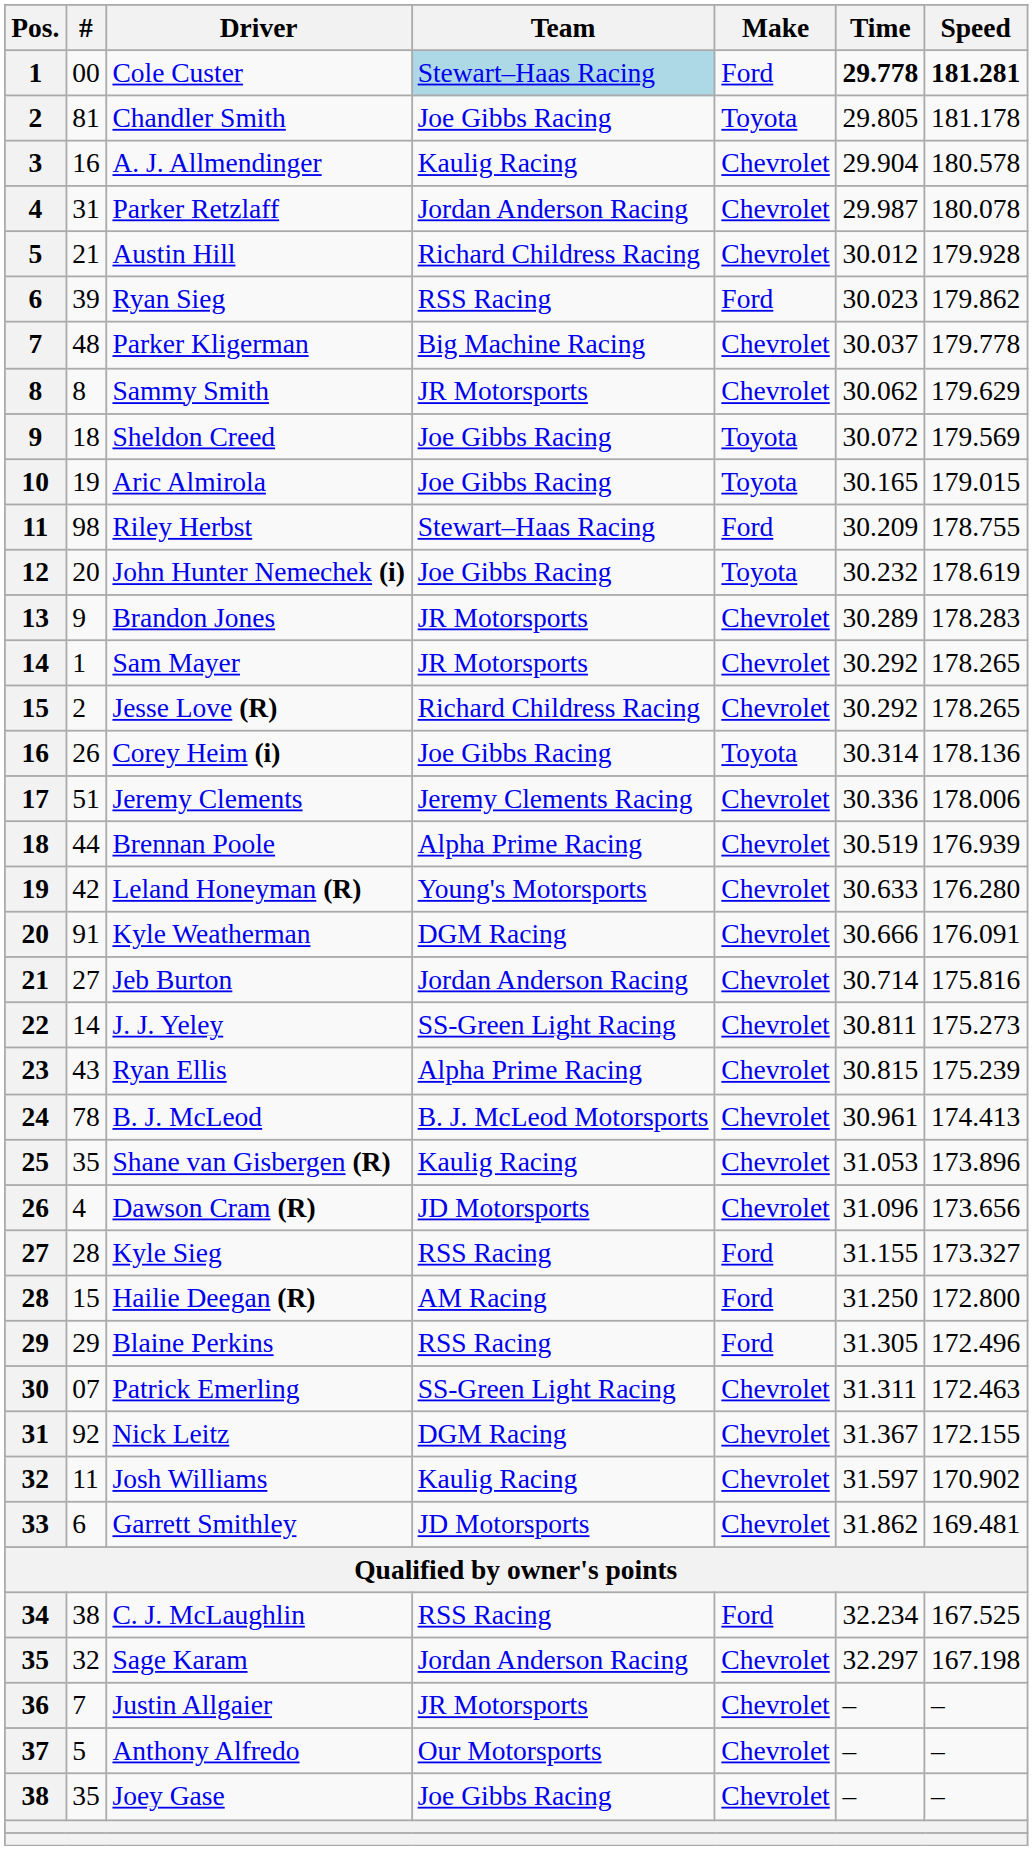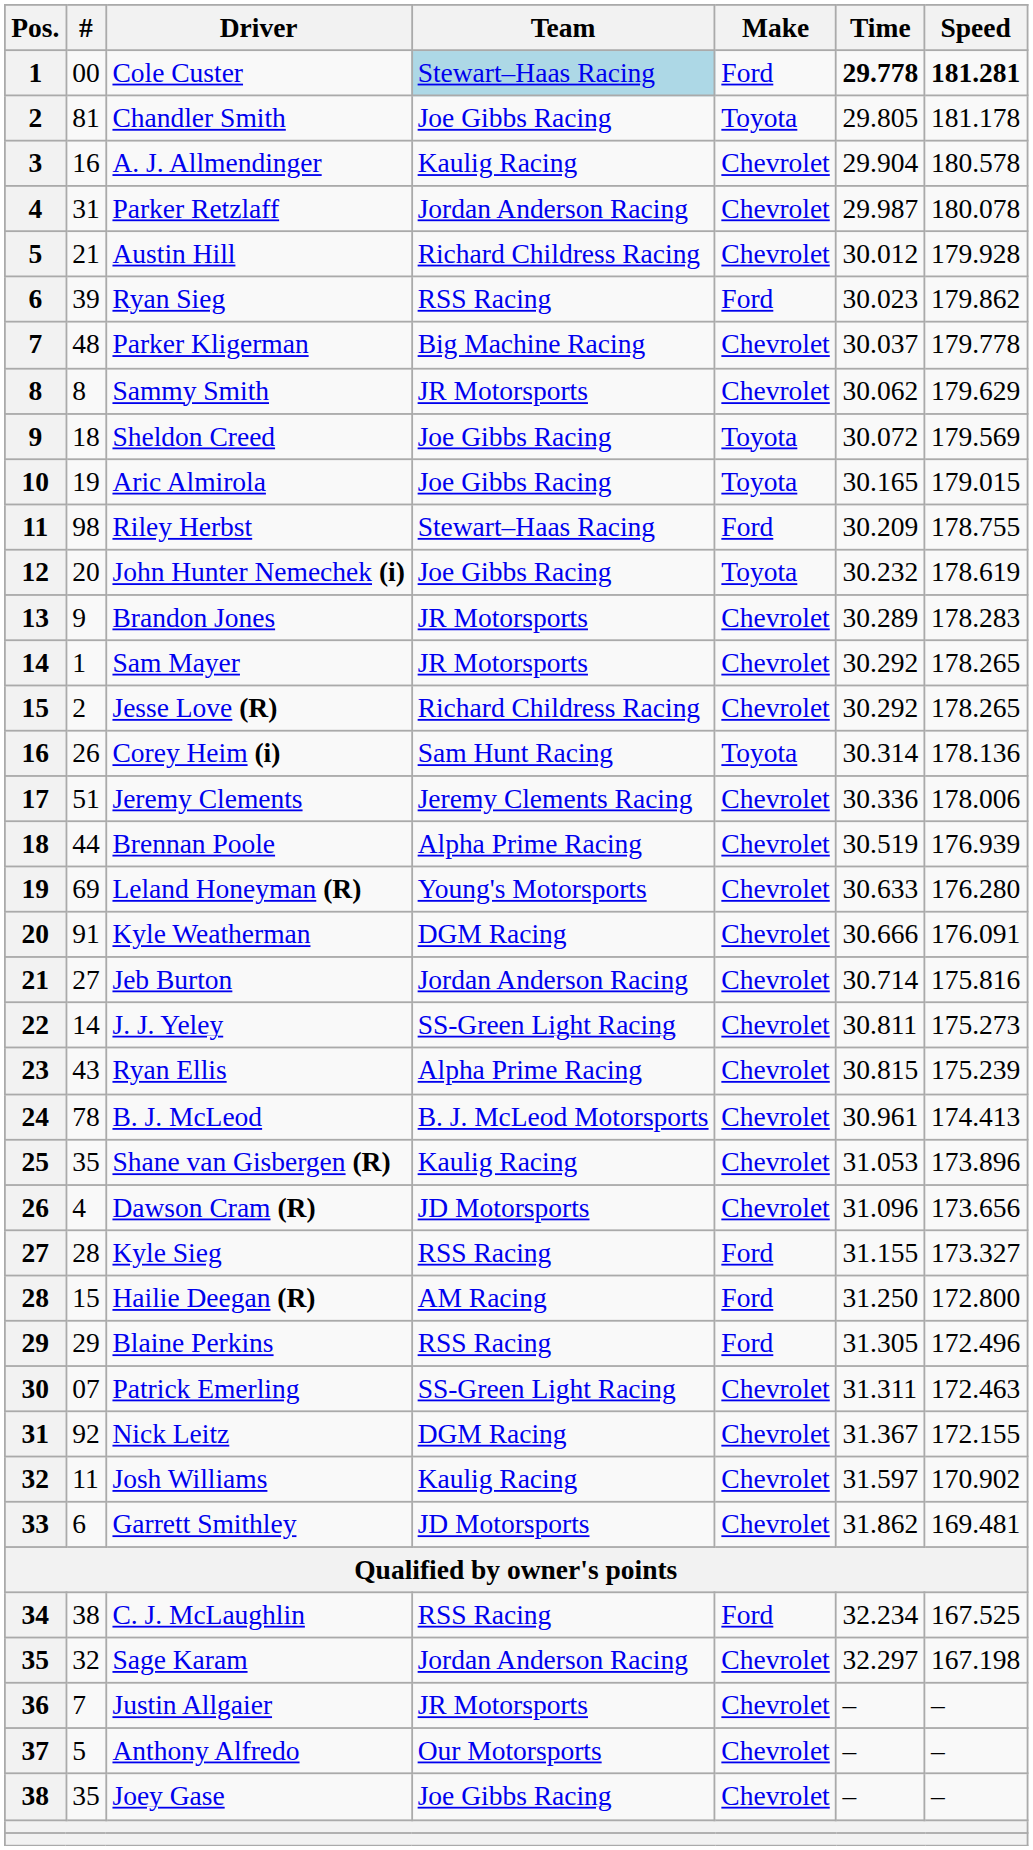(515, 753) Joe Gibbs Racing -> (515, 753) Sam Hunt Racing
(86, 889) 42 -> (86, 889) 69
